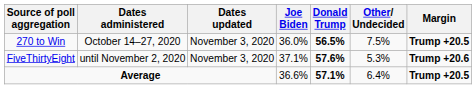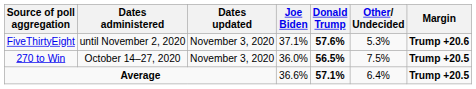rows swapped: (41, 42) <-> (41, 59)
